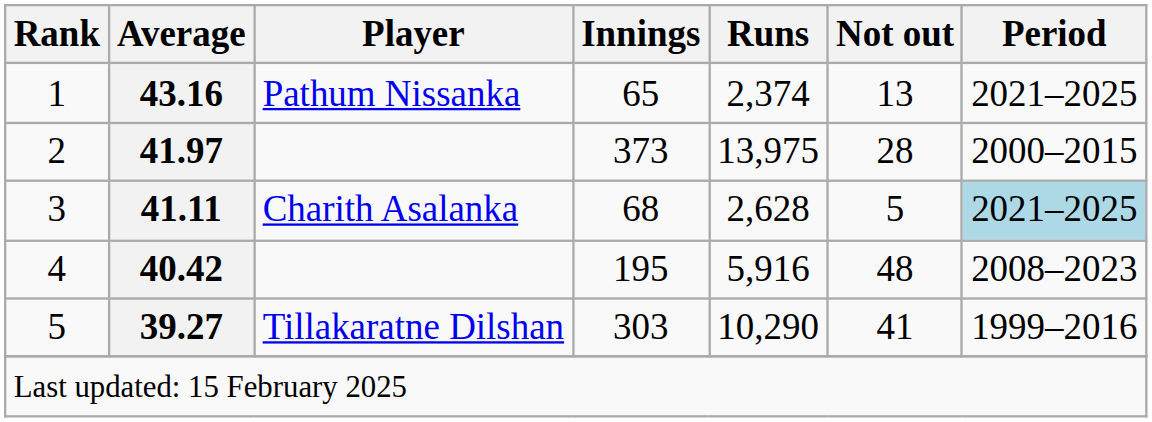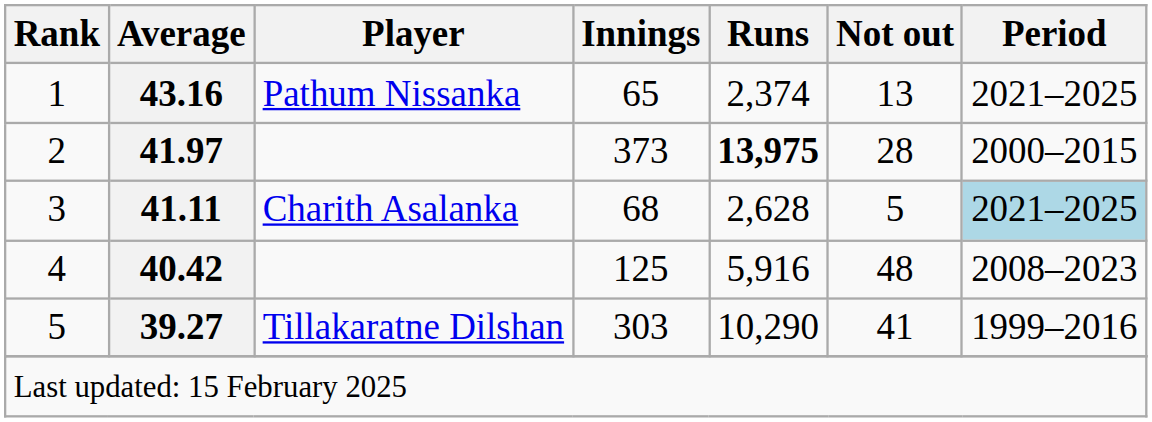(768, 151) normal -> (768, 151) bold
(641, 268) 195 -> (641, 268) 125
